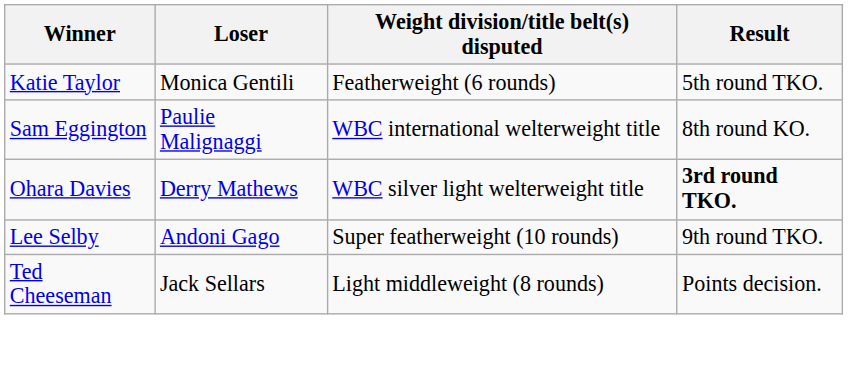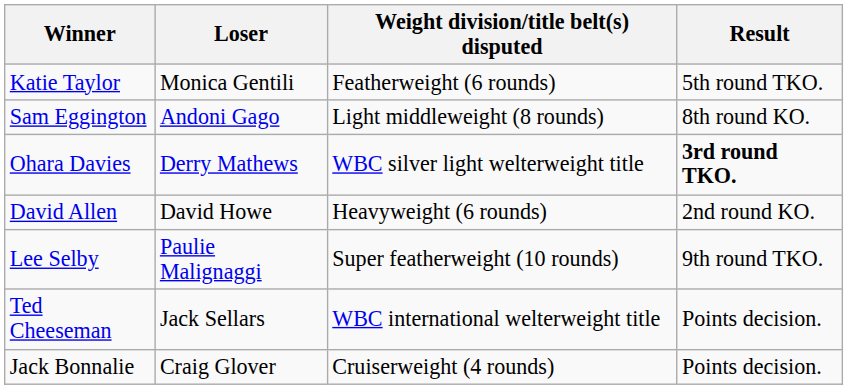(211, 129) Paulie Malignaggi -> (220, 116) Andoni Gago
(496, 129) WBC international welterweight title -> (468, 116) Light middleweight (8 rounds)
+ row: (63, 211)
(220, 236) Andoni Gago -> (211, 259) Paulie Malignaggi
(468, 284) Light middleweight (8 rounds) -> (496, 319) WBC international welterweight title
+ row: (72, 366)
